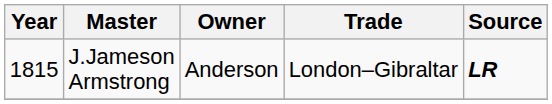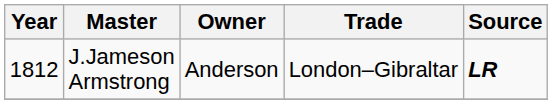(34, 68) 1815 -> (34, 68) 1812
